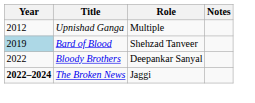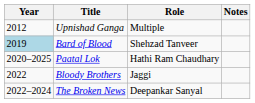+ row: (78, 59)
(166, 59) Deepankar Sanyal -> (140, 75) Jaggi
(29, 75) bold -> (29, 91) normal
(140, 75) Jaggi -> (166, 91) Deepankar Sanyal
